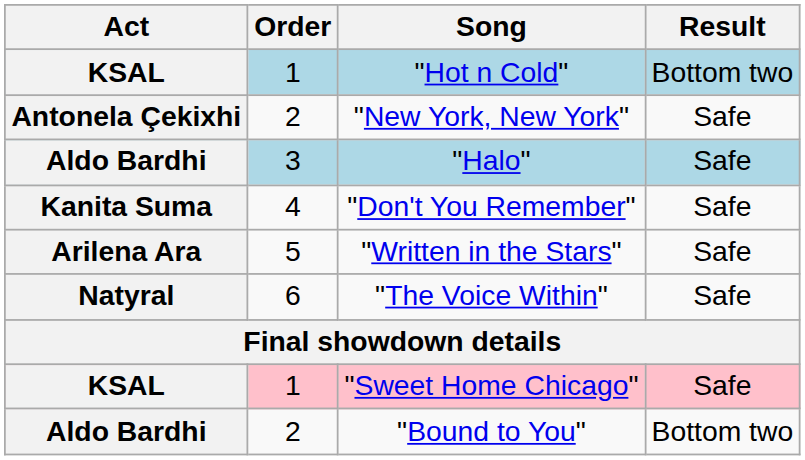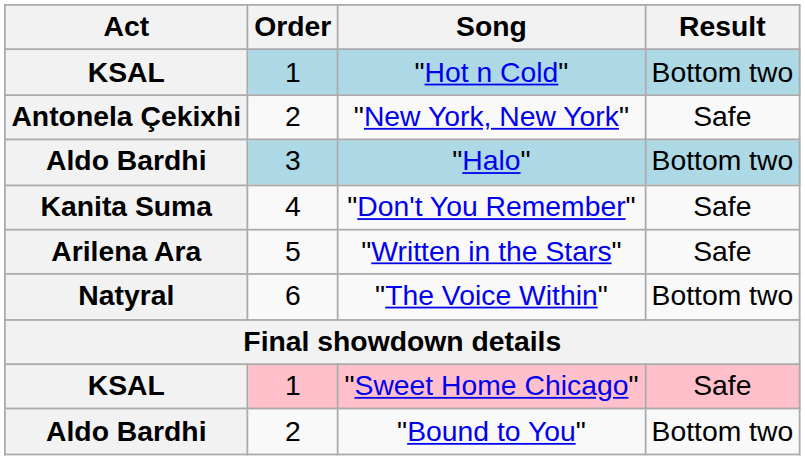(722, 161) Safe -> (722, 161) Bottom two
(722, 296) Safe -> (722, 296) Bottom two
